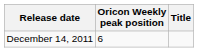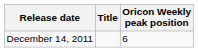columns swapped: (181, 17) <-> (132, 17)
